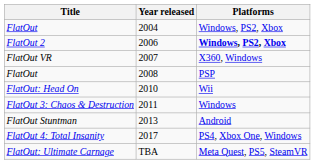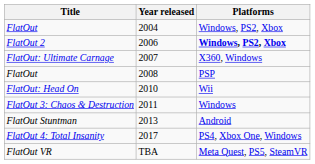(29, 58) FlatOut VR -> (60, 58) FlatOut: Ultimate Carnage
(60, 151) FlatOut: Ultimate Carnage -> (29, 151) FlatOut VR
